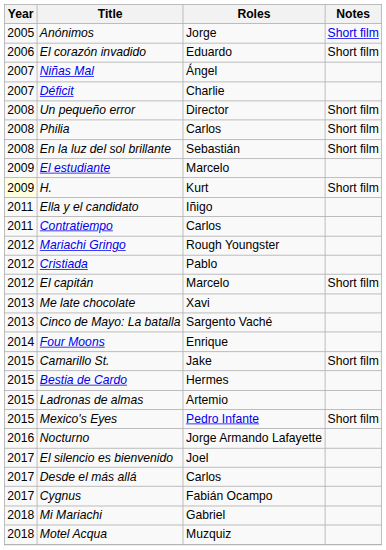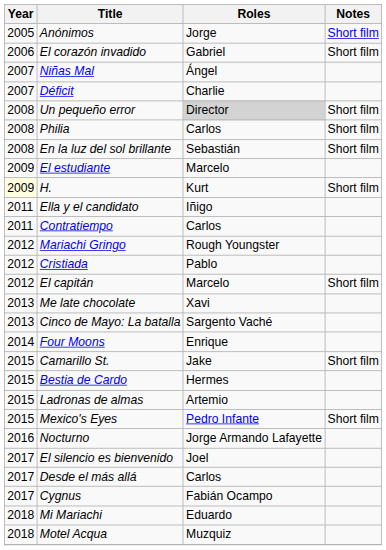(209, 52) Eduardo -> (206, 52) Gabriel
(207, 110) no background -> (207, 110) lightgrey background
(206, 515) Gabriel -> (209, 515) Eduardo
